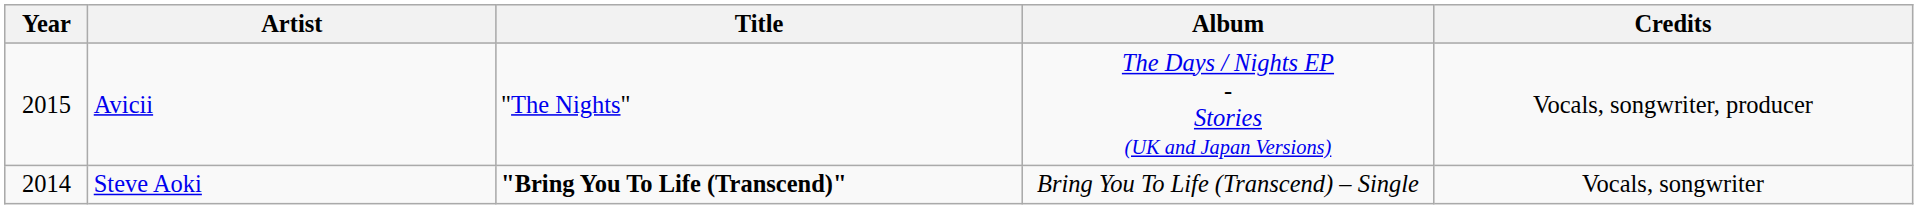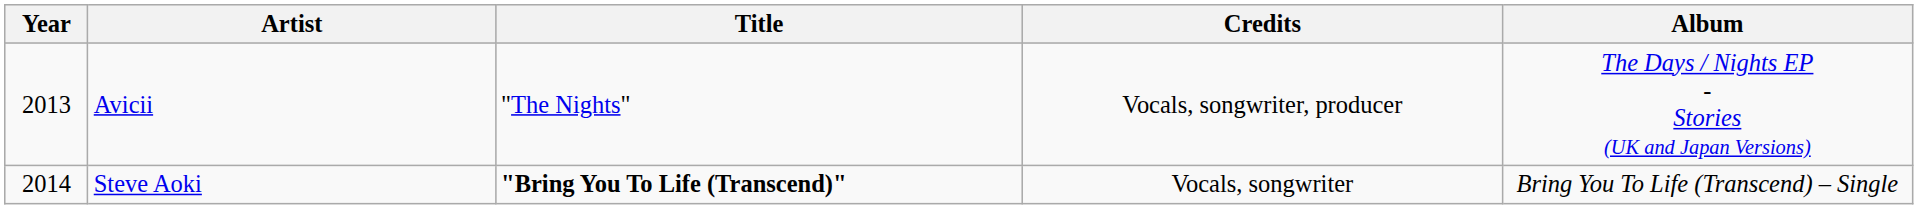columns swapped: (1228, 23) <-> (1673, 23)
(46, 104) 2015 -> (46, 104) 2013
